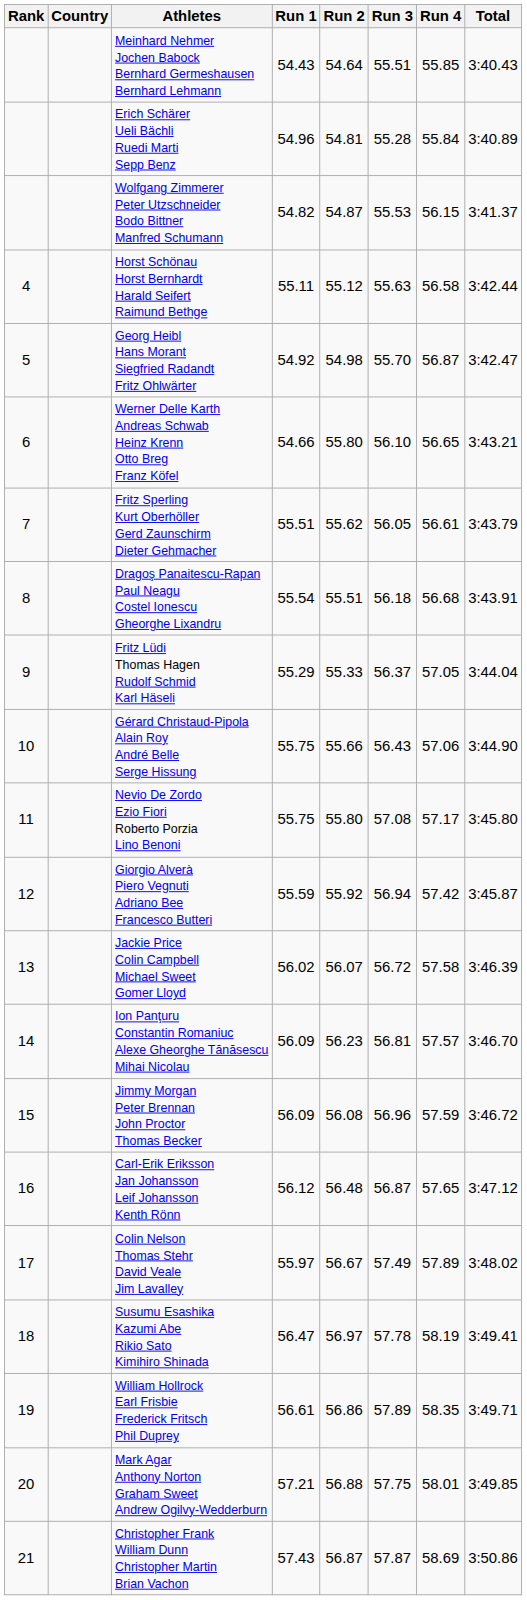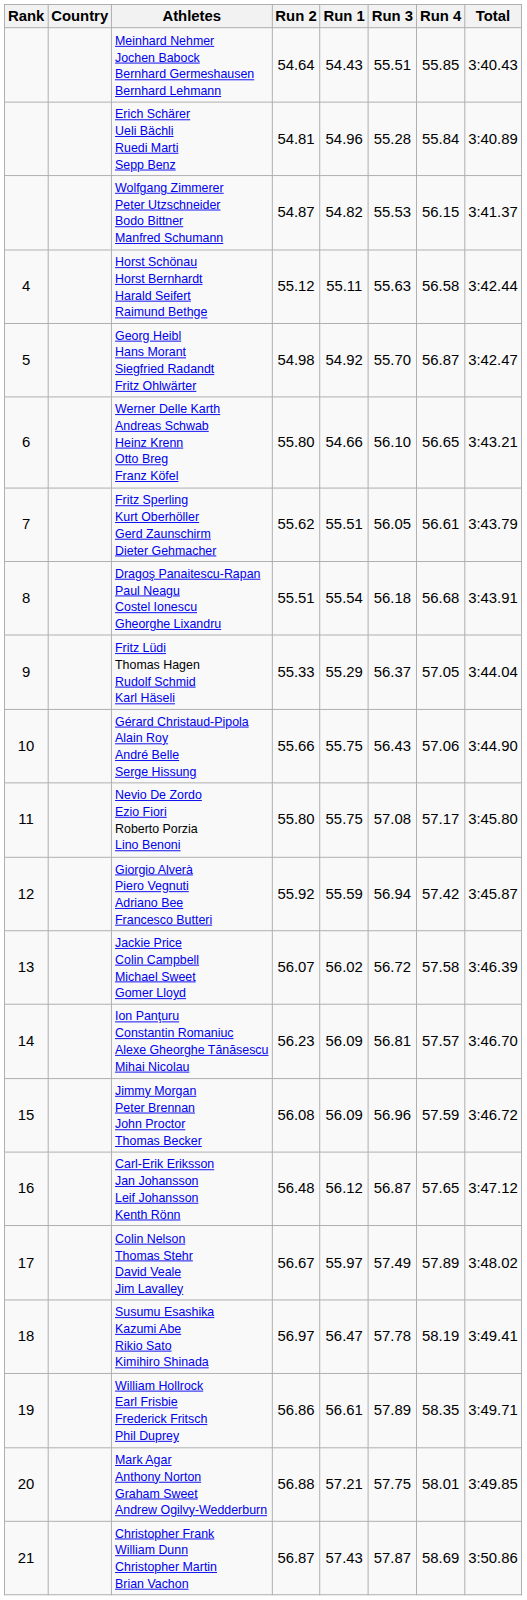columns swapped: (296, 16) <-> (344, 16)
